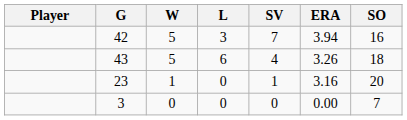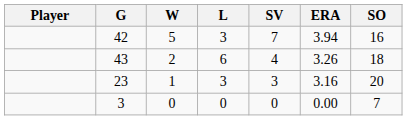(172, 59) 5 -> (172, 59) 2
(223, 81) 0 -> (223, 81) 3
(274, 81) 1 -> (274, 81) 3
